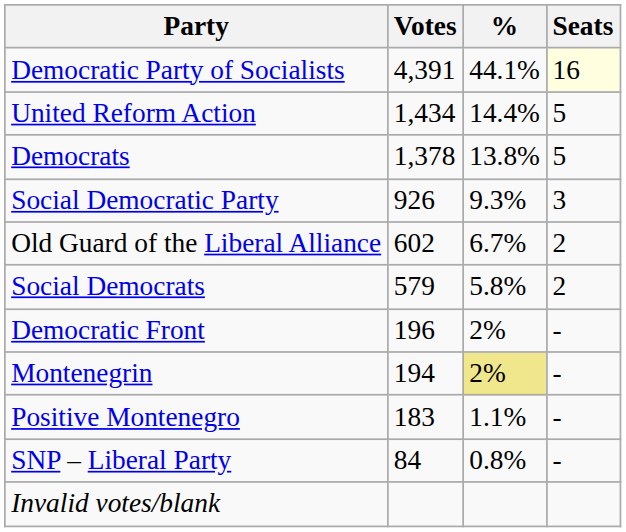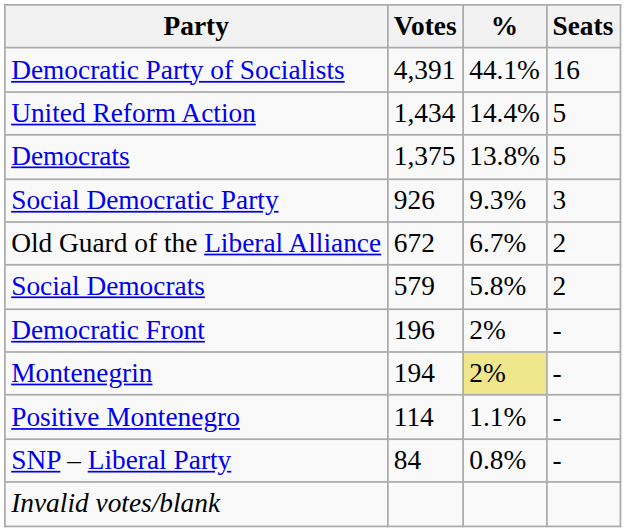(566, 69) lightyellow background -> (566, 69) no background
(425, 156) 1,378 -> (425, 156) 1,375
(414, 243) 602 -> (414, 243) 672
(414, 416) 183 -> (414, 416) 114
